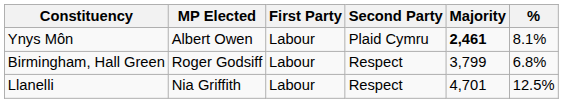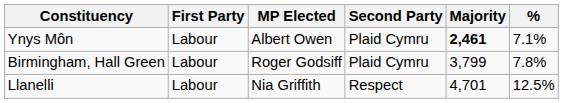columns swapped: (217, 16) <-> (305, 16)
(530, 39) 8.1% -> (530, 39) 7.1%
(376, 62) Respect -> (389, 62) Plaid Cymru
(530, 62) 6.8% -> (530, 62) 7.8%
